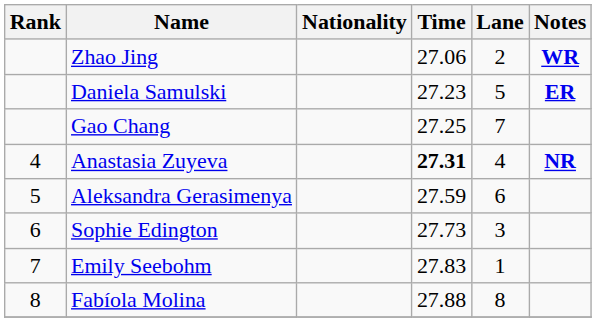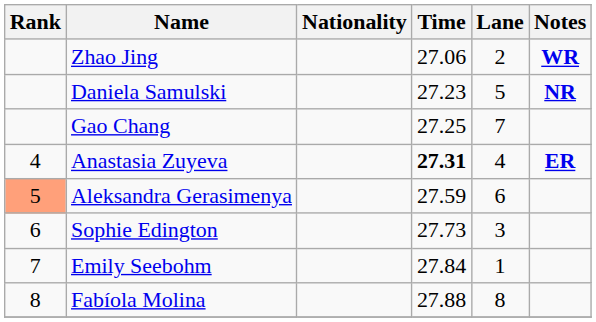(560, 91) ER -> (560, 91) NR
(560, 160) NR -> (560, 160) ER
(35, 195) no background -> (35, 195) lightsalmon background
(442, 265) 27.83 -> (442, 265) 27.84
